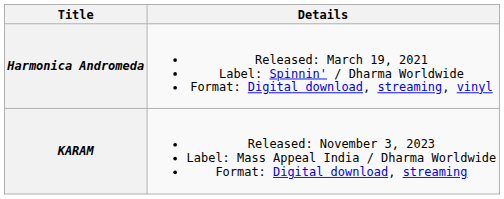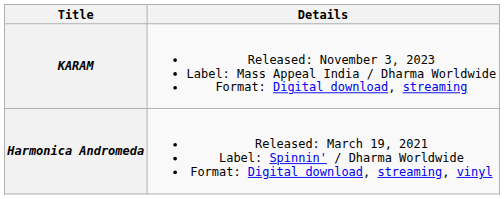rows swapped: (76, 66) <-> (76, 151)
